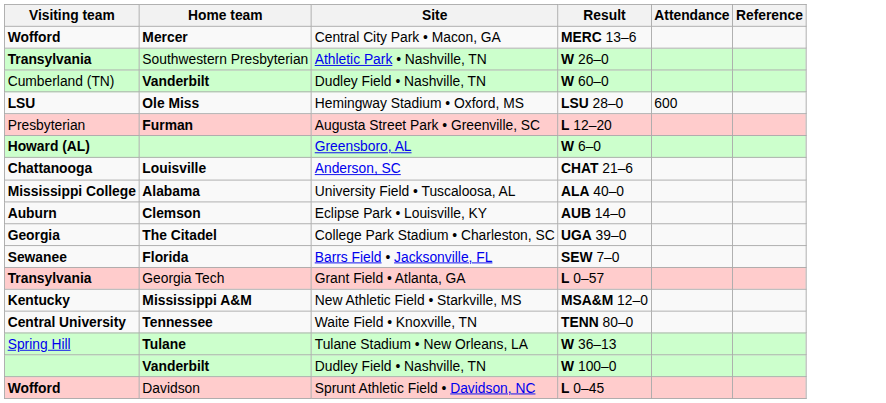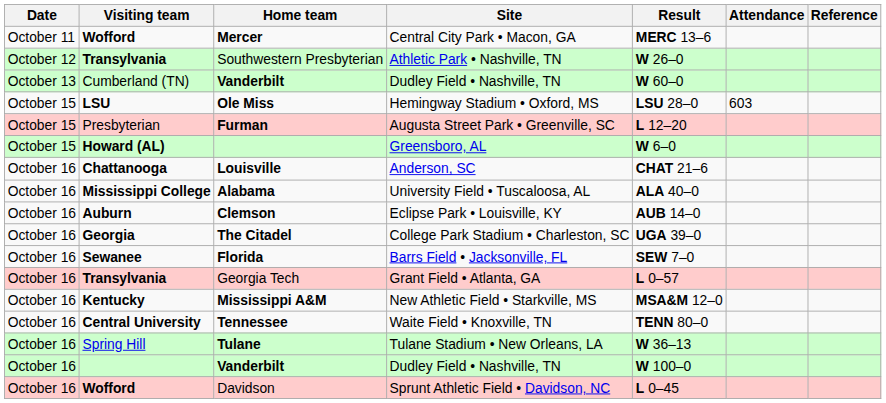+ column: (42, 16)
(666, 103) 600 -> (741, 103) 603
